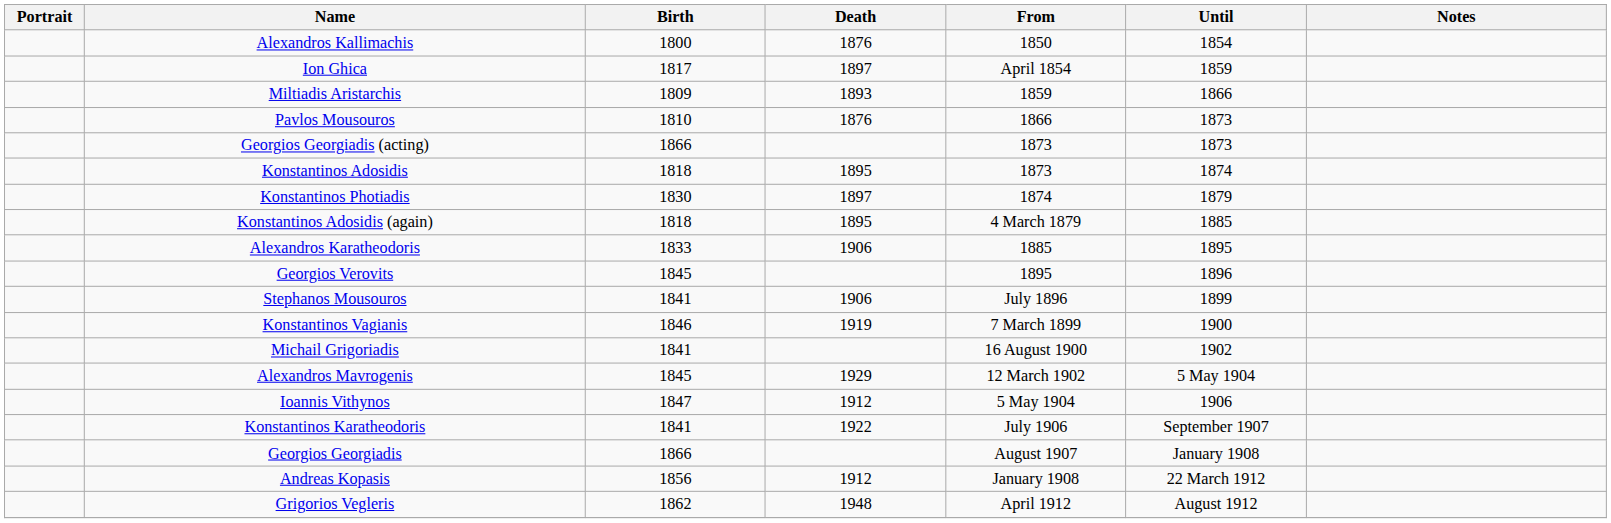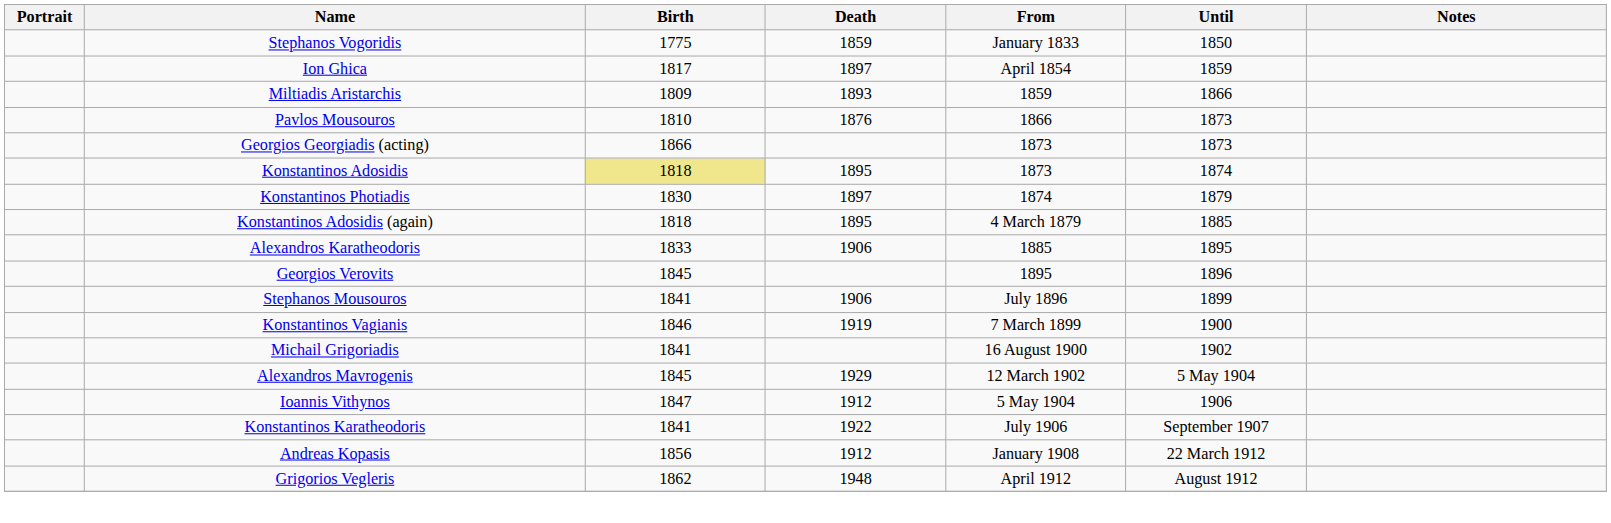+ row: (335, 42)
- row: (335, 42)
(675, 171) no background -> (675, 171) khaki background
- row: (335, 453)
